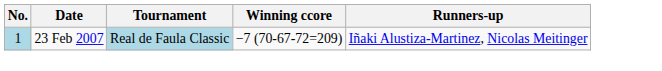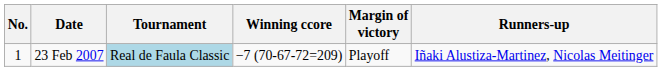+ column: (379, 24)
(18, 38) lightblue background -> (18, 55) no background
